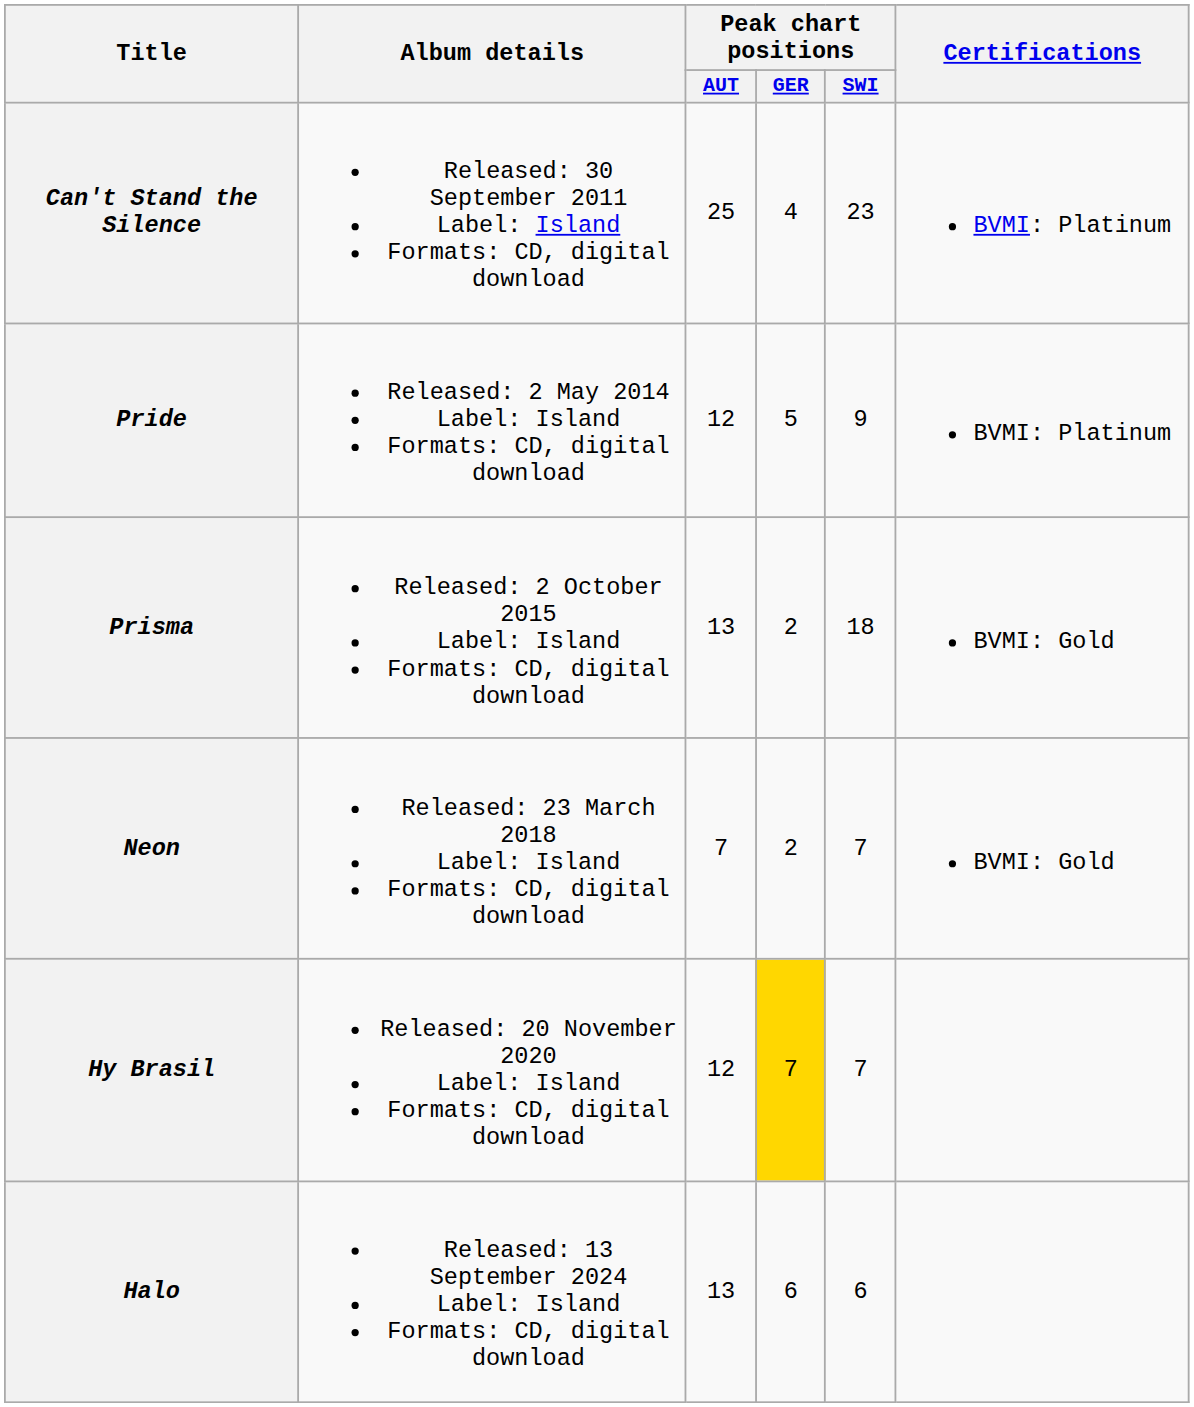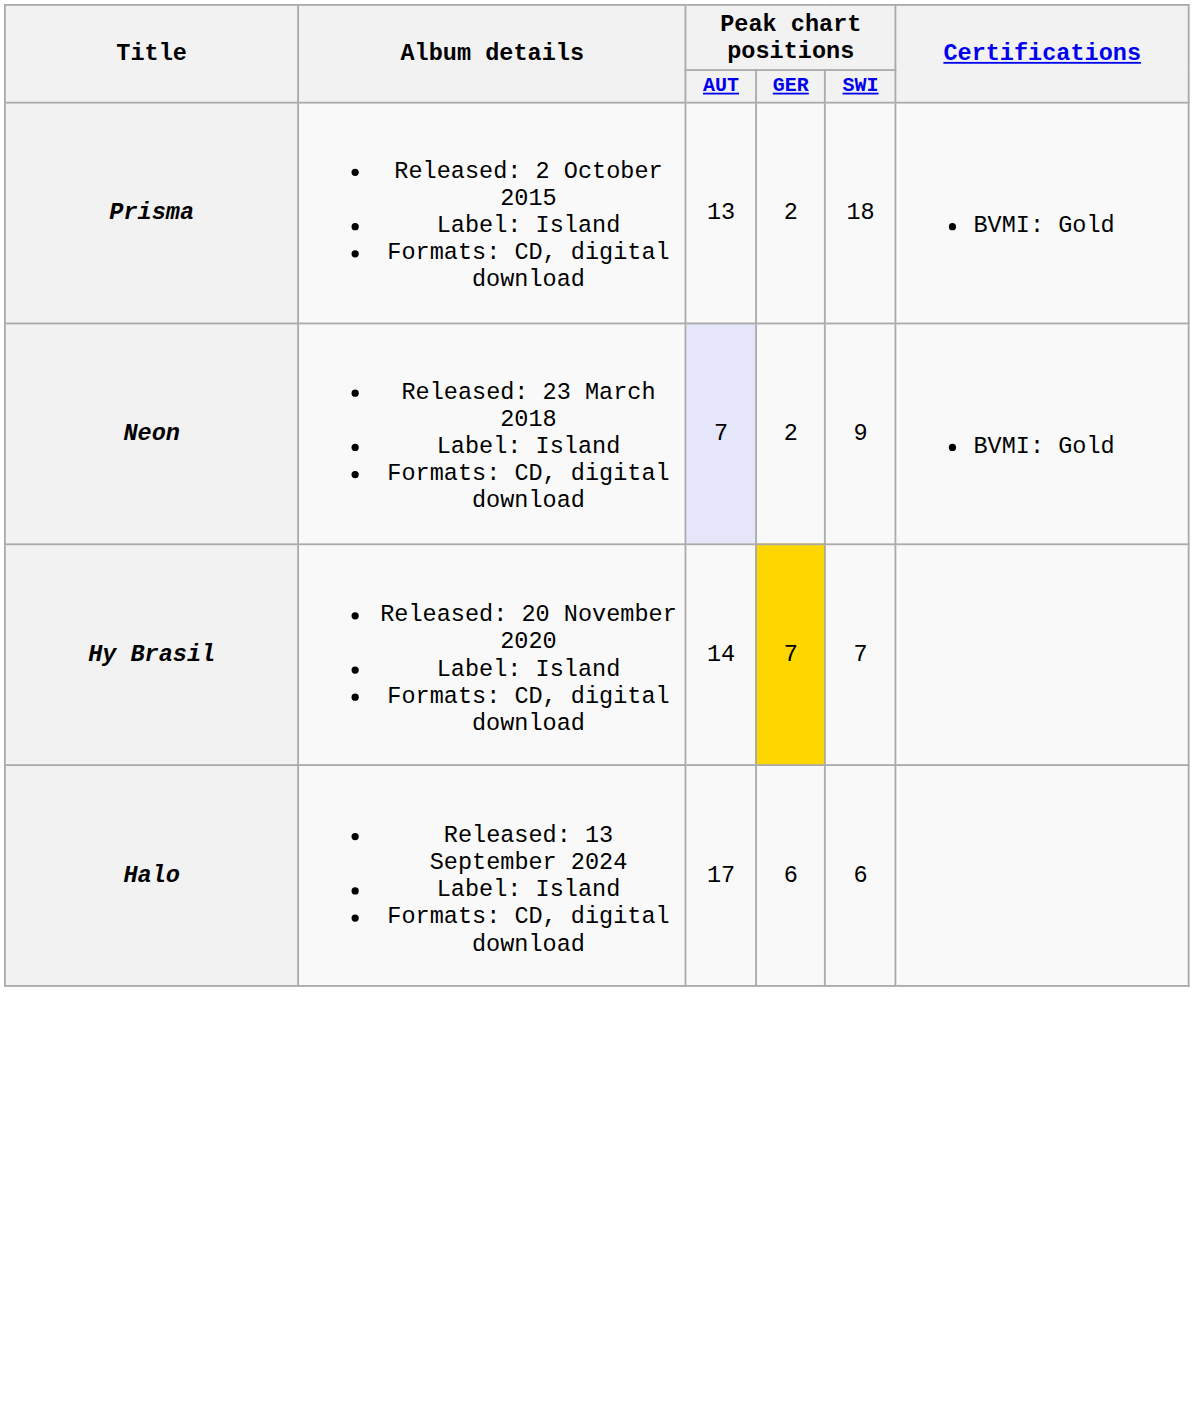- row: (152, 212)
- row: (152, 420)
(721, 849) no background -> (721, 434) lavender background
(861, 849) 7 -> (861, 434) 9
(721, 1070) 12 -> (721, 655) 14
(721, 1291) 13 -> (721, 876) 17
